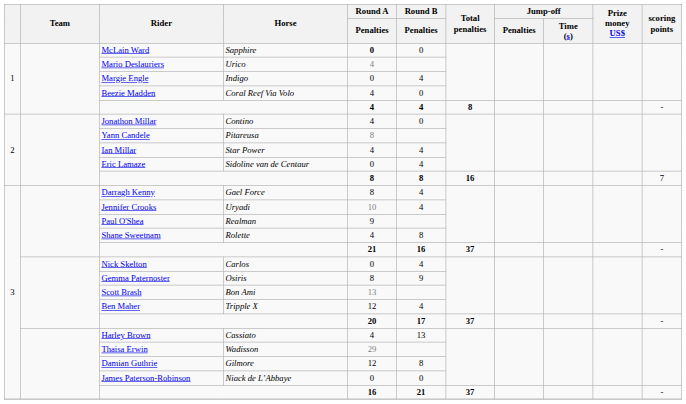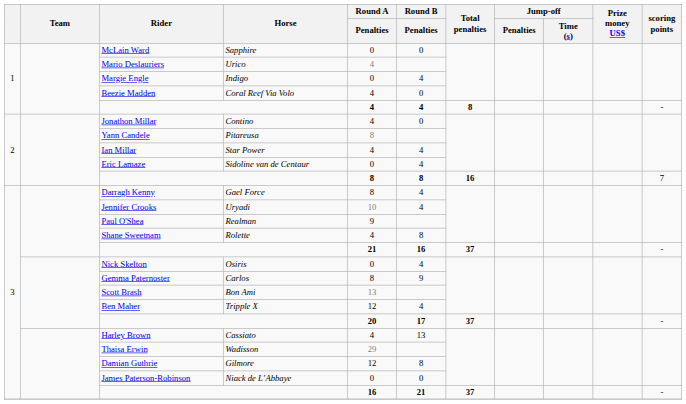(372, 50) bold -> (372, 50) normal
(237, 264) Carlos -> (236, 264) Osiris
(236, 278) Osiris -> (237, 278) Carlos
